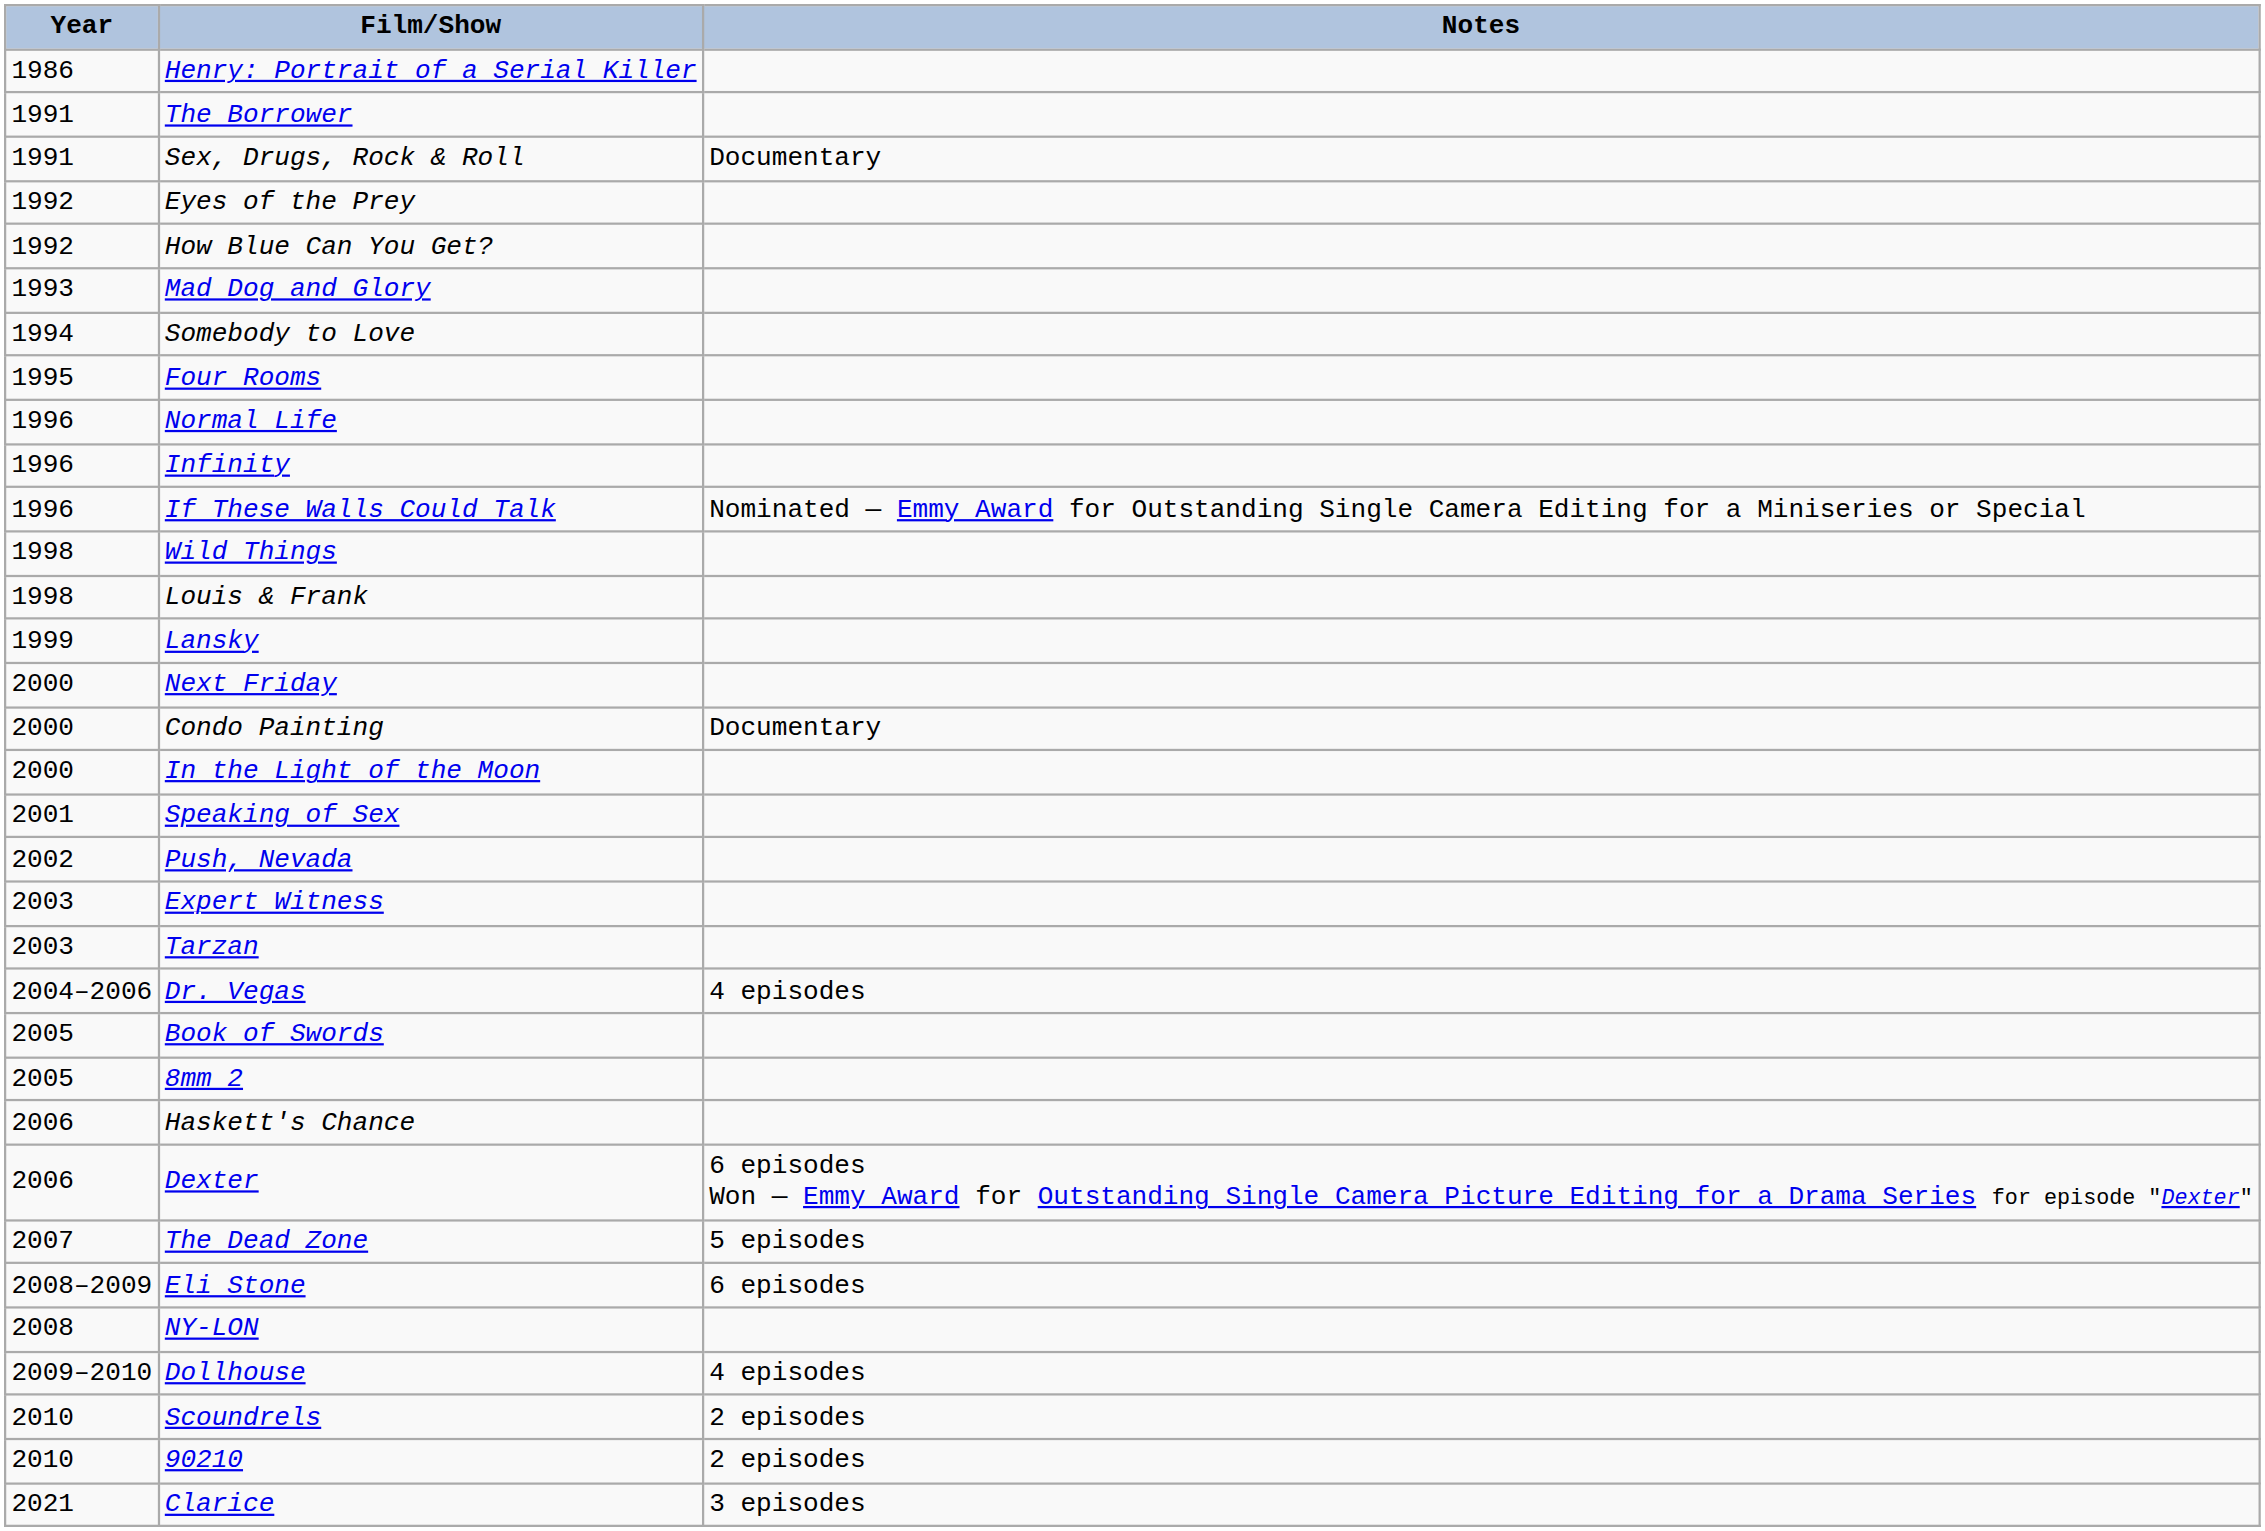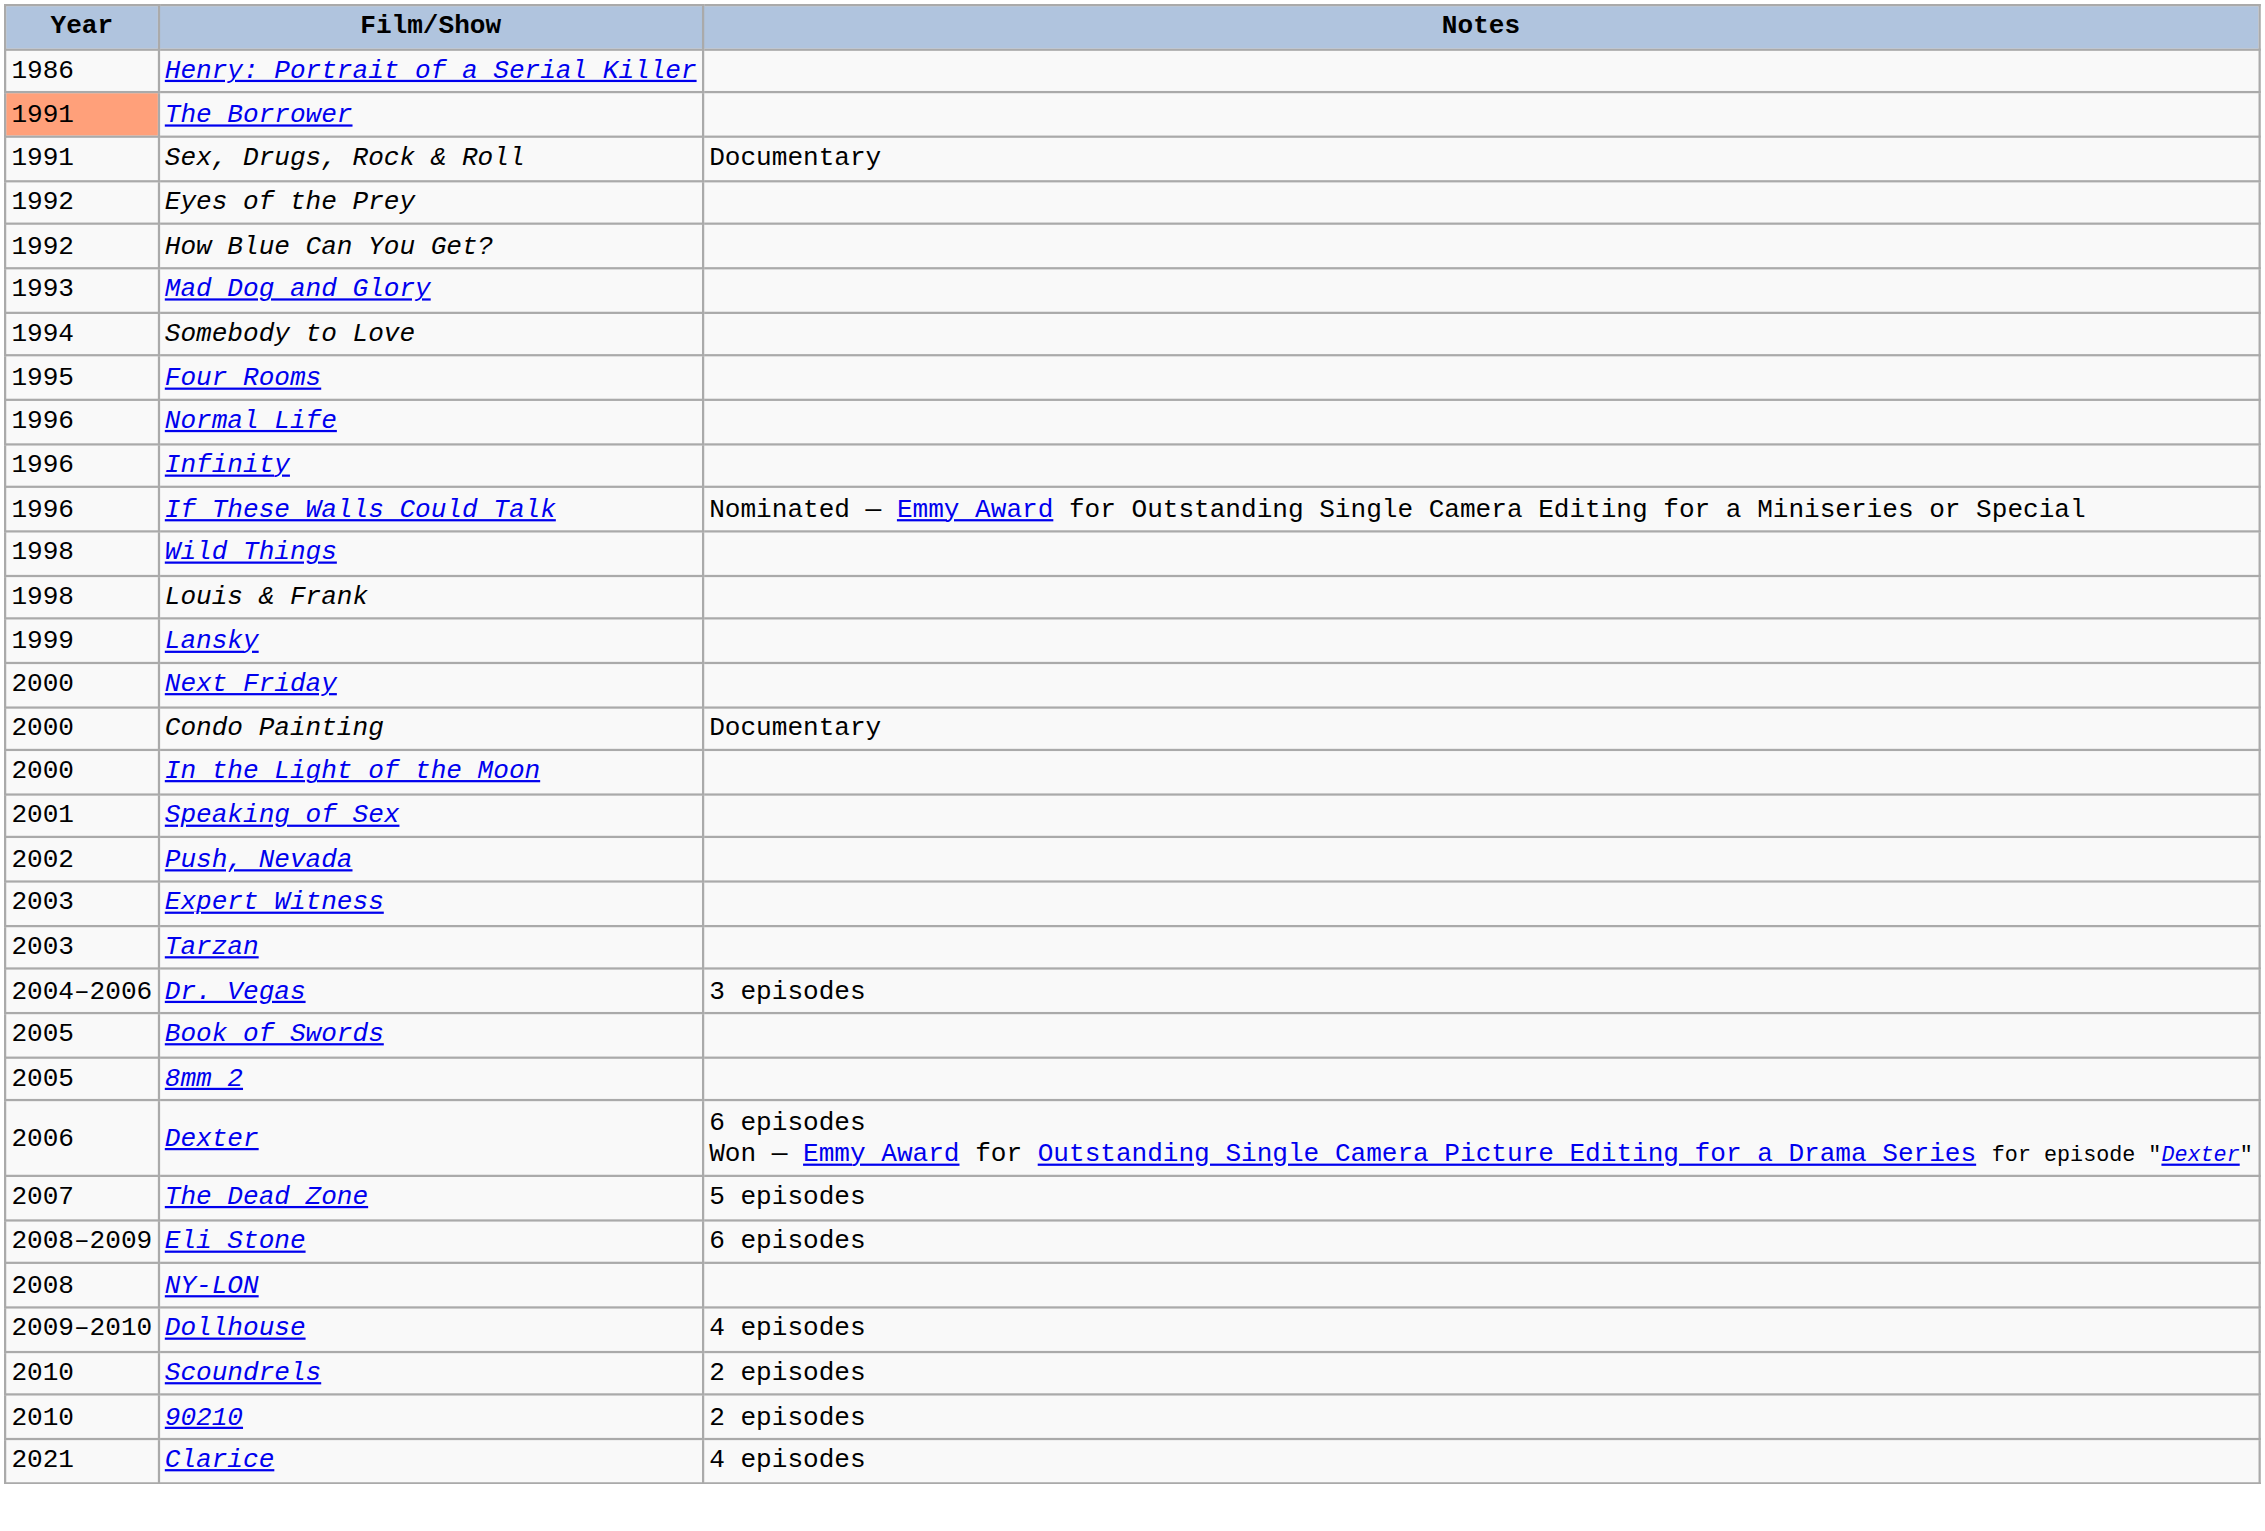(43, 114) no background -> (43, 114) lightsalmon background
(787, 991) 4 episodes -> (787, 991) 3 episodes
- row: (290, 1123)
(787, 1504) 3 episodes -> (787, 1461) 4 episodes
